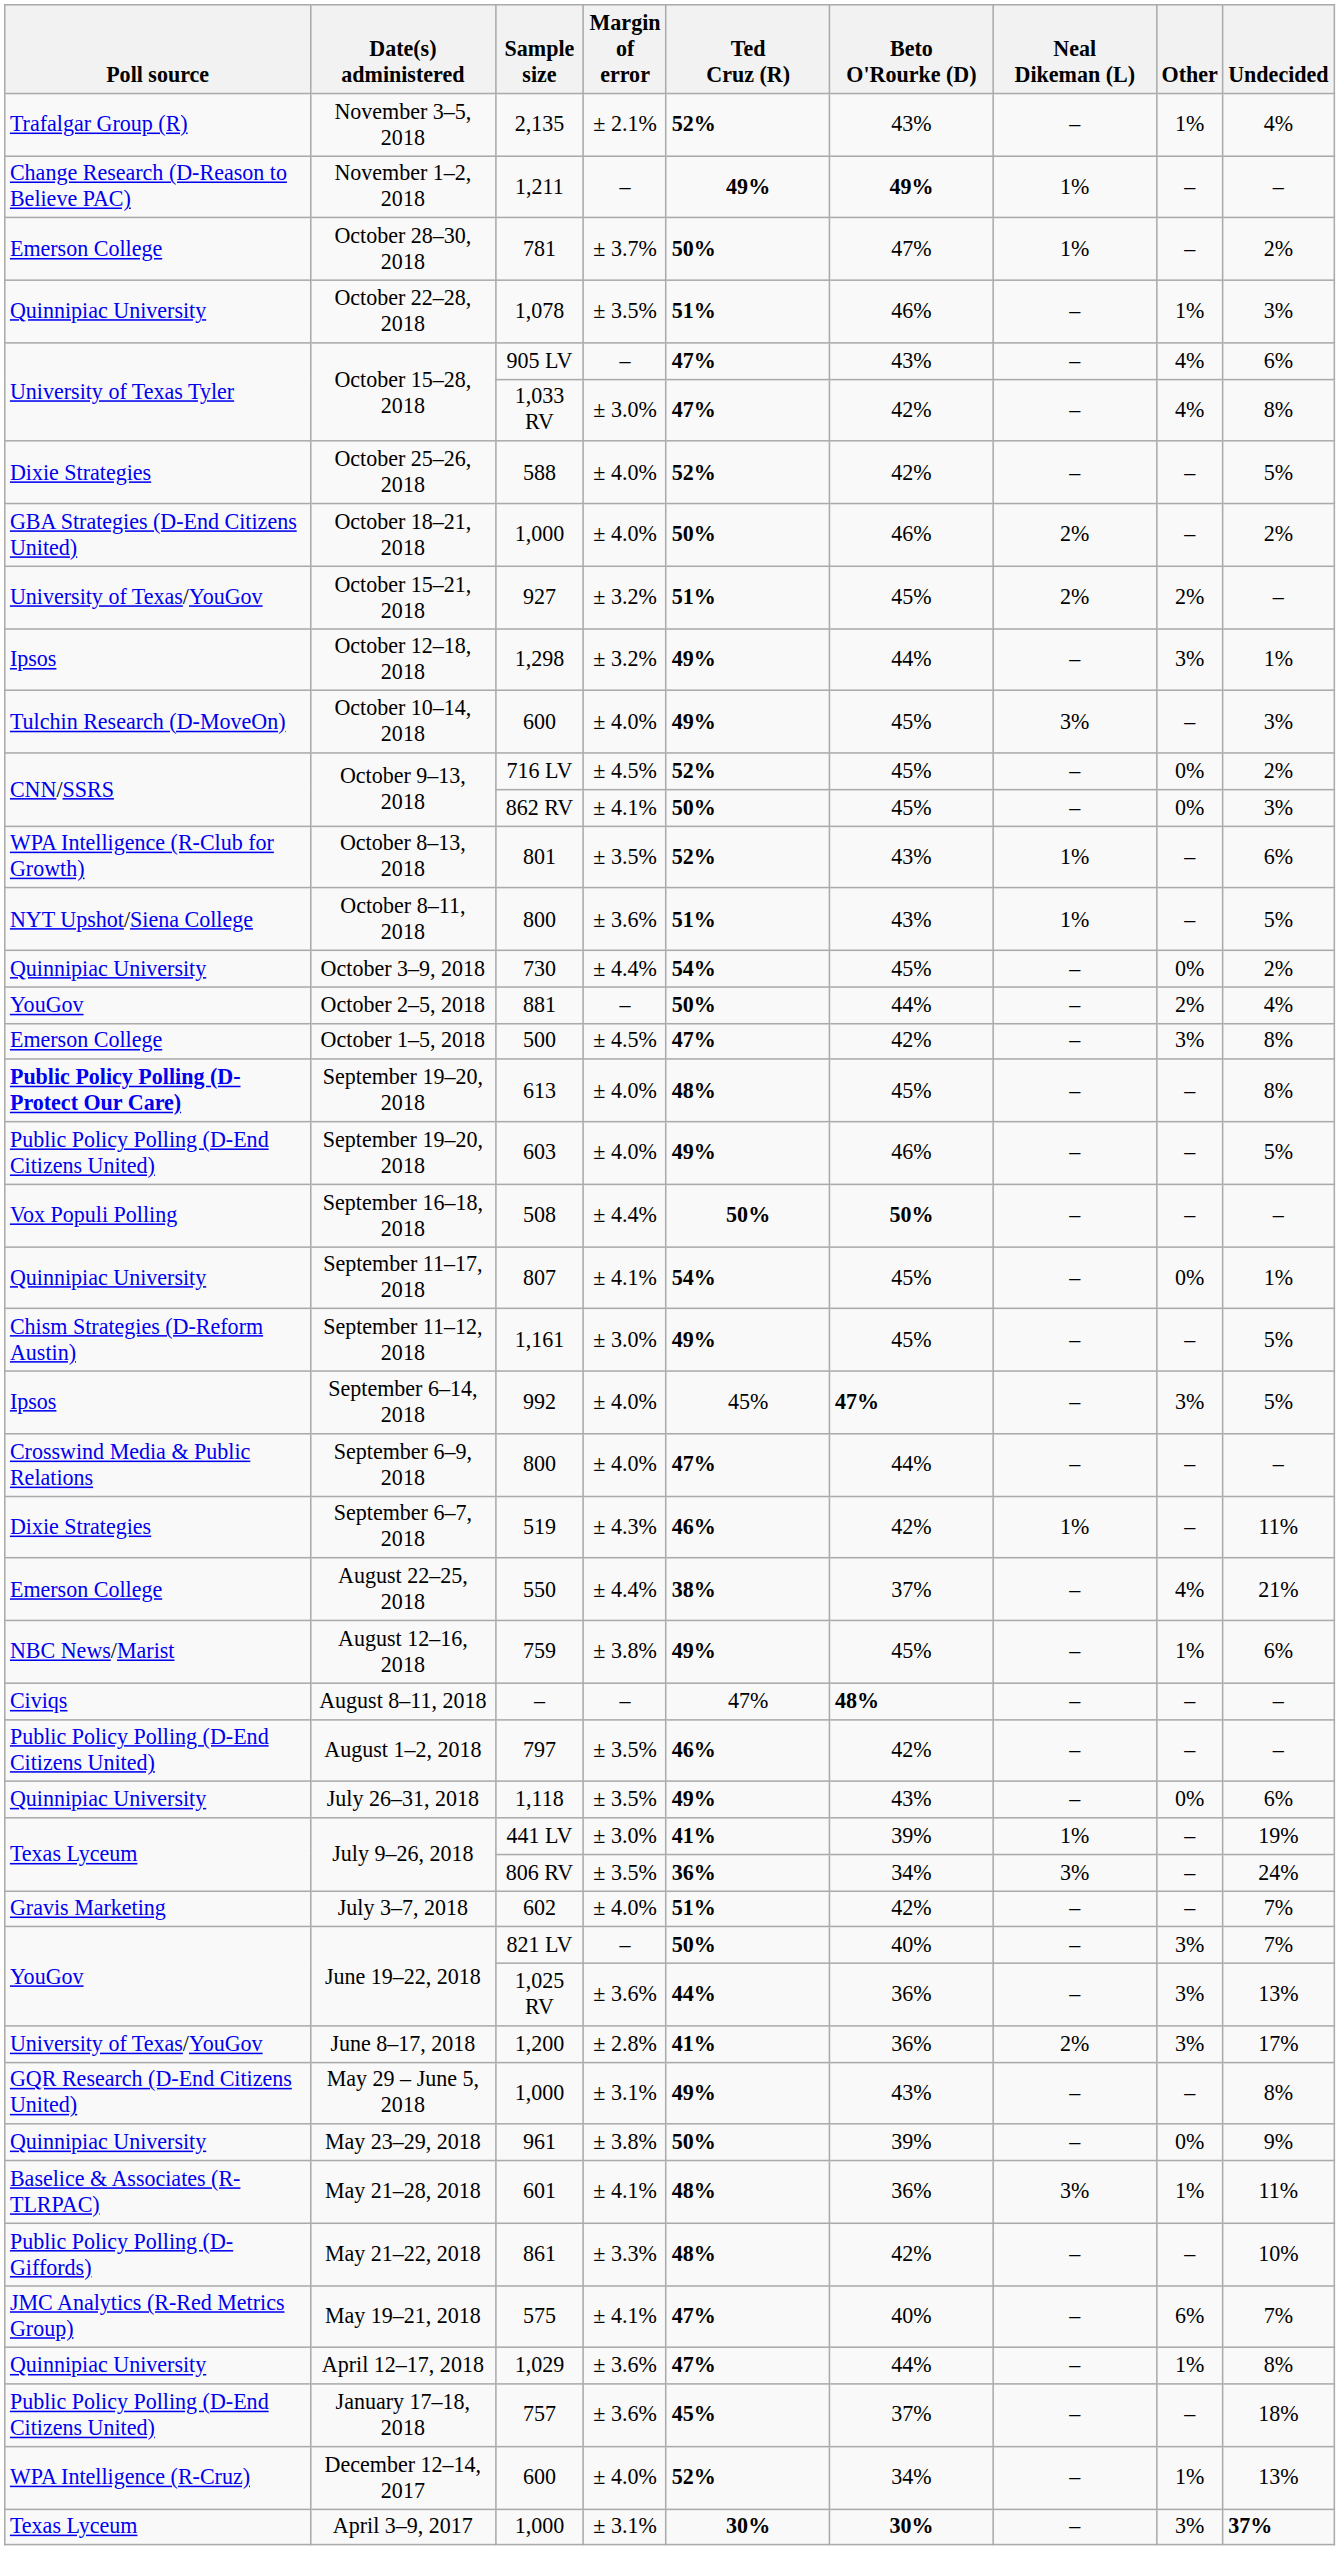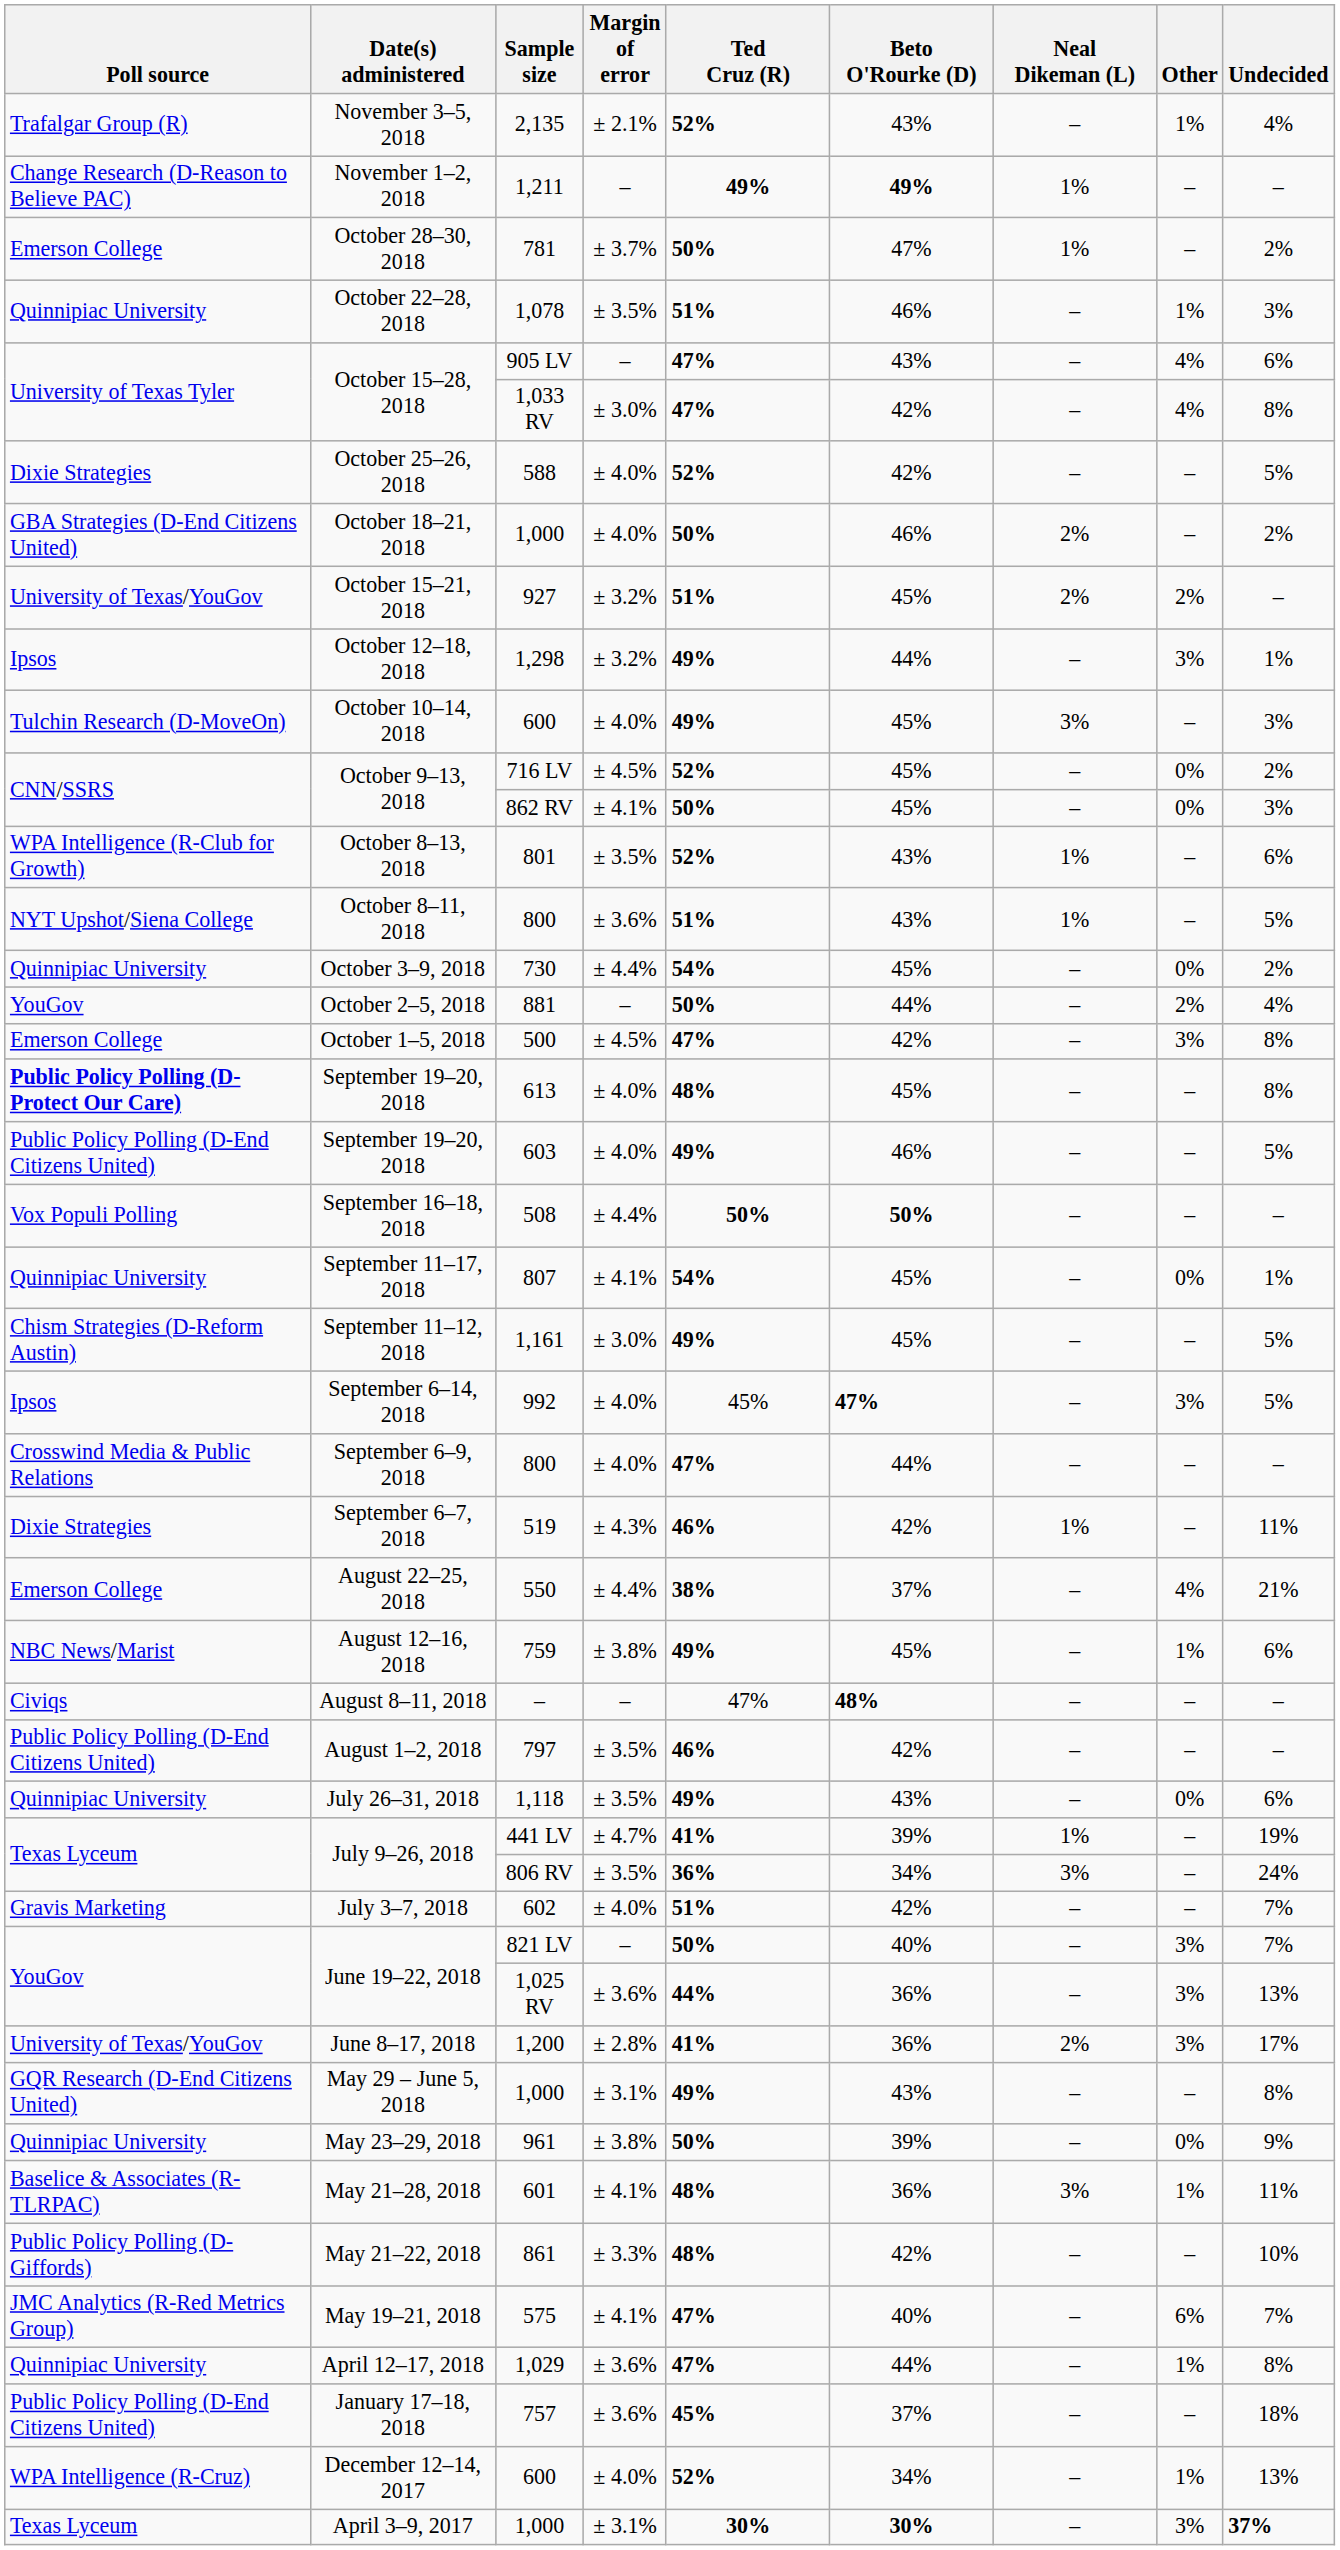(625, 1836) ± 3.0% -> (625, 1836) ± 4.7%
